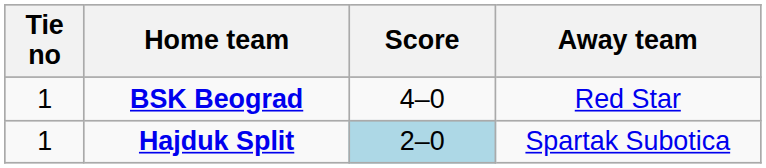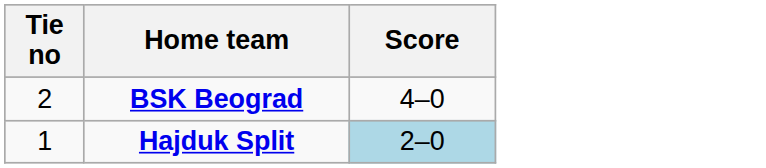- column: (628, 40)
(45, 98) 1 -> (45, 98) 2
